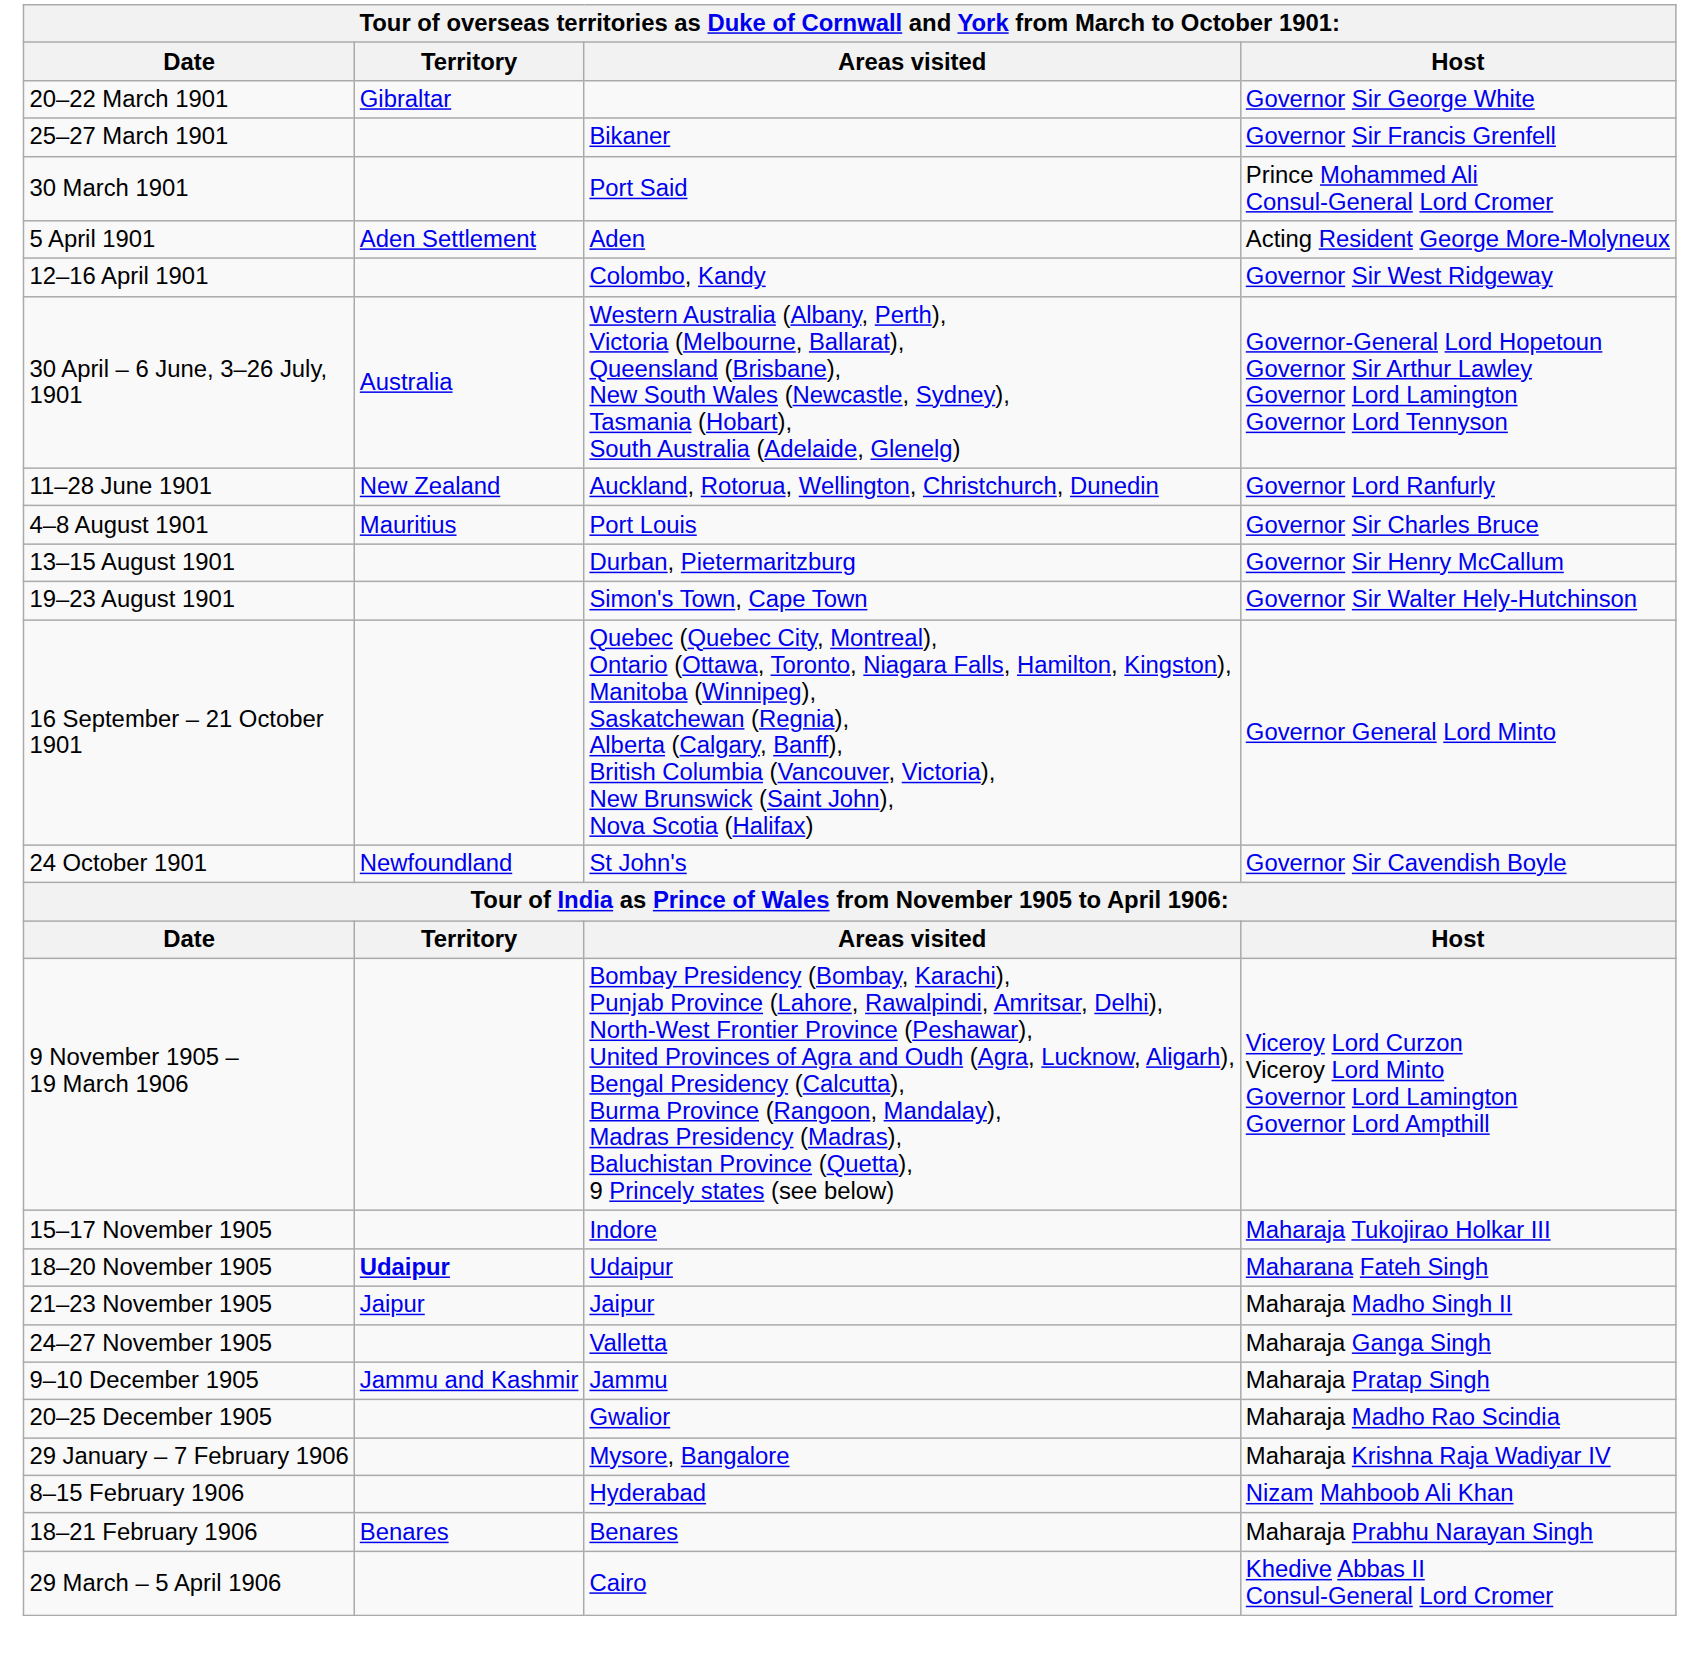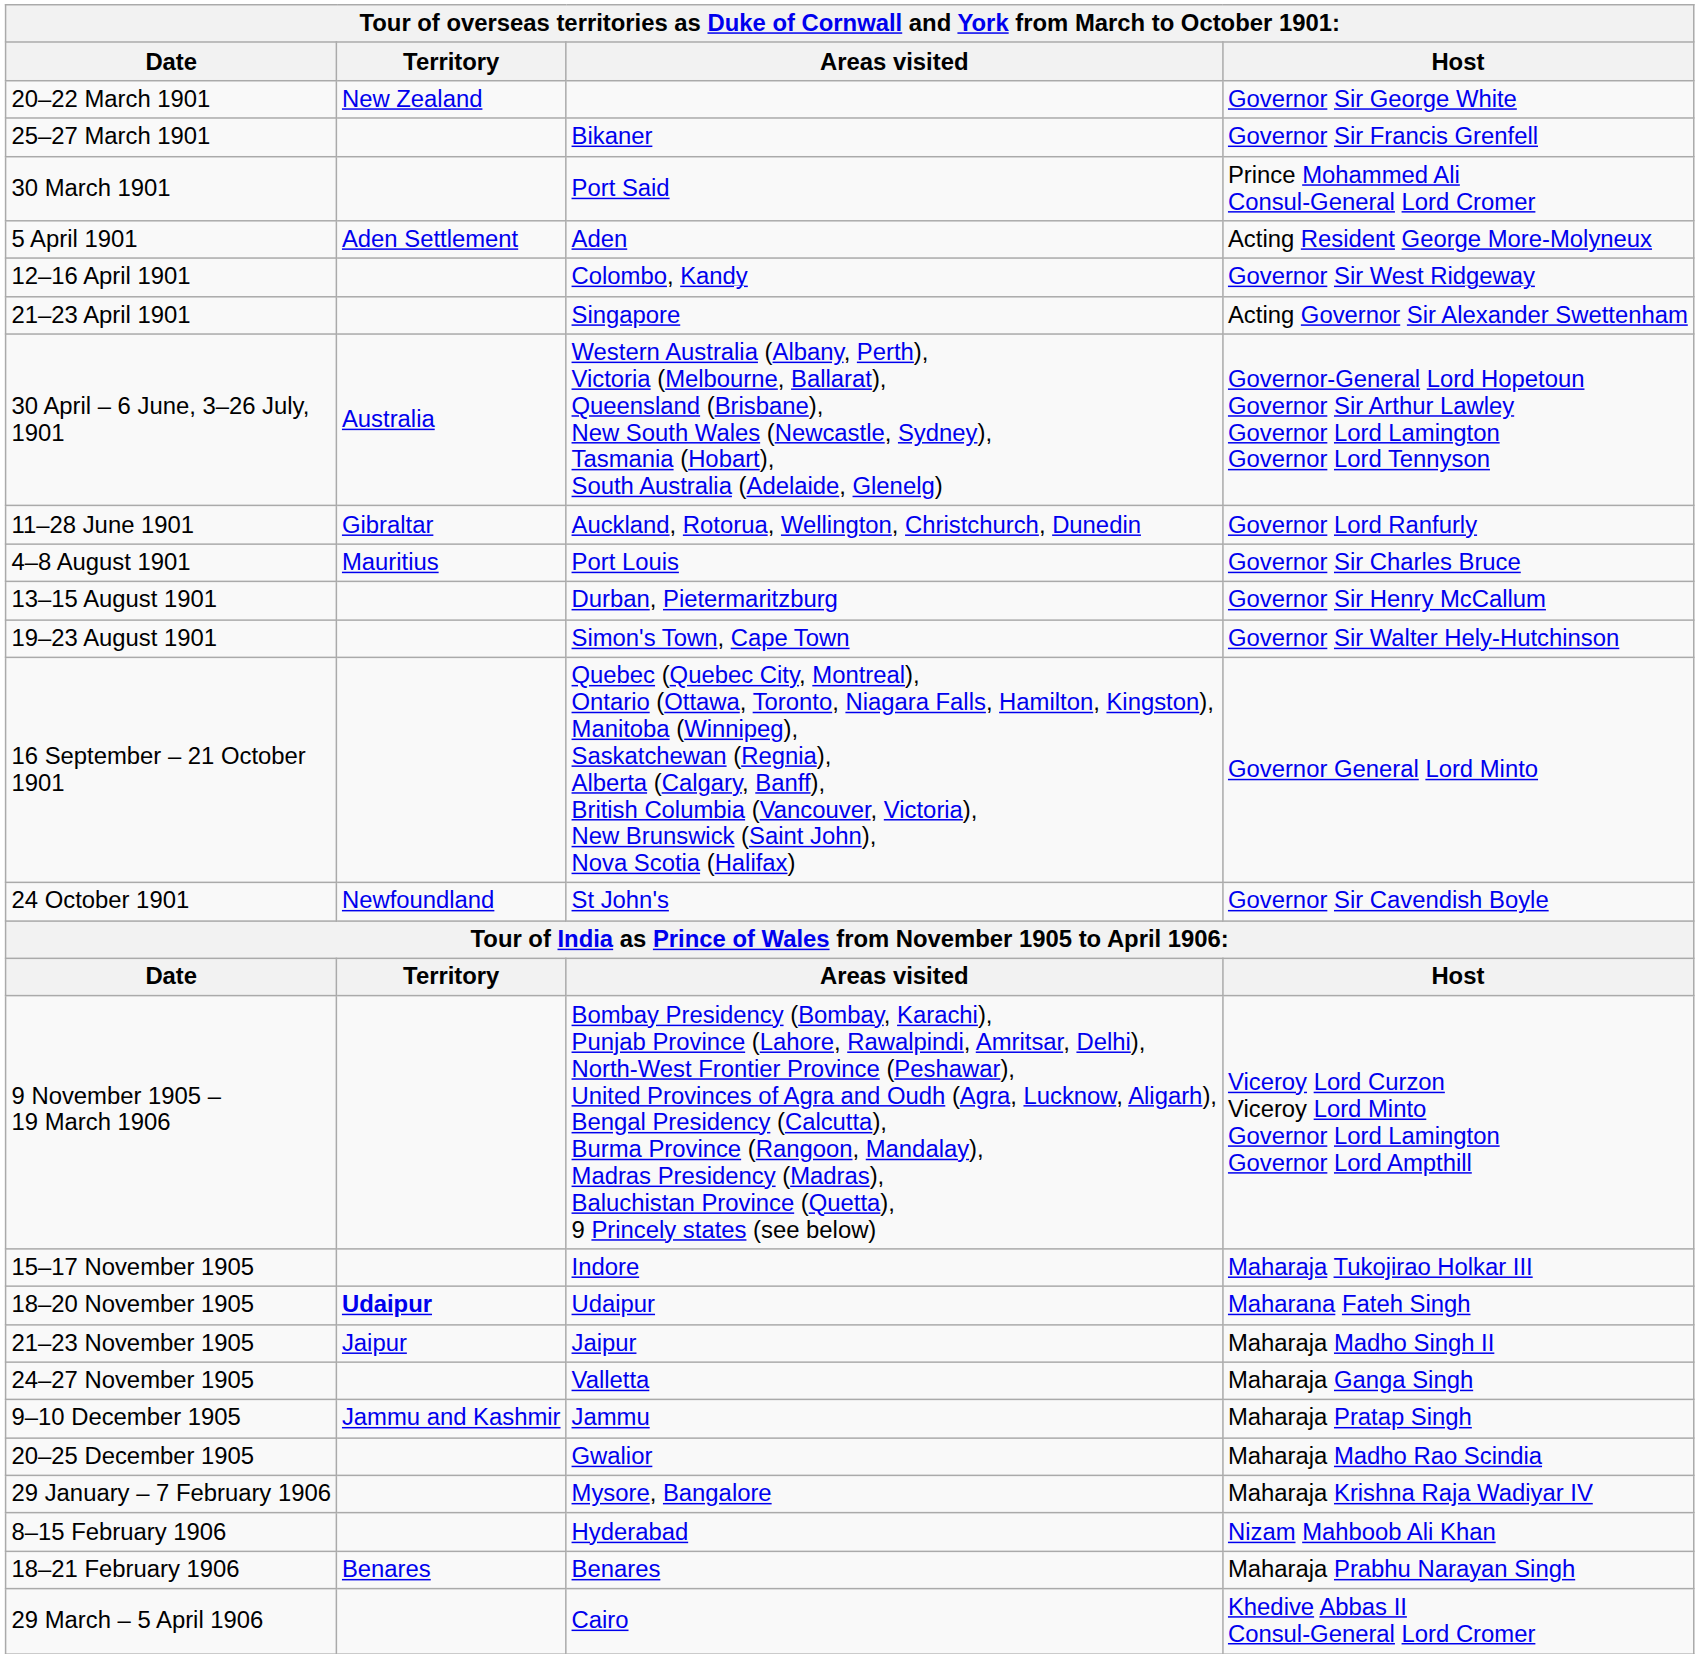(406, 99) Gibraltar -> (412, 99) New Zealand
+ row: (101, 314)
(430, 486) New Zealand -> (388, 524) Gibraltar
